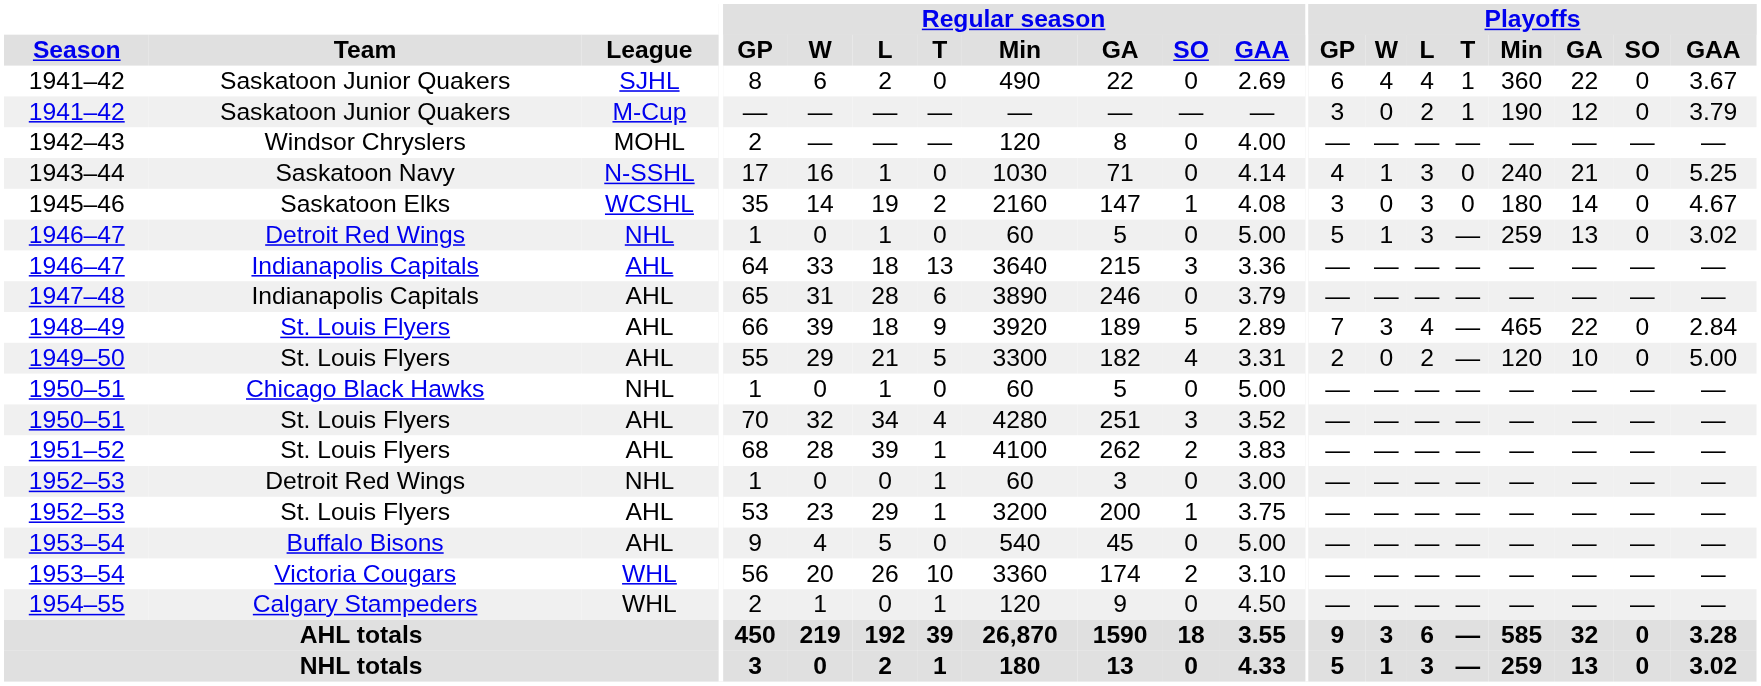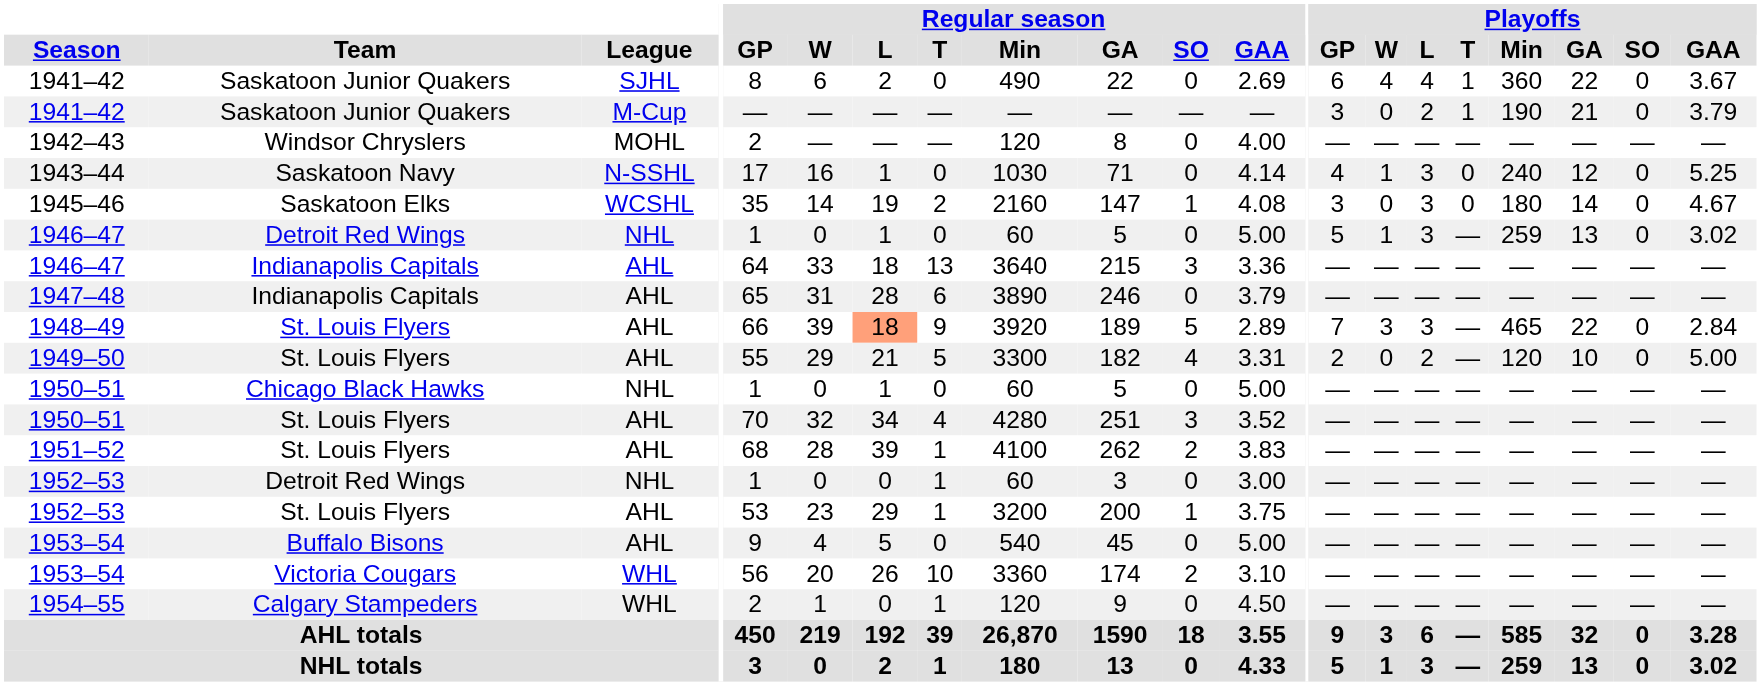(1584, 111) 12 -> (1584, 111) 21
(1584, 173) 21 -> (1584, 173) 12
(885, 327) no background -> (885, 327) lightsalmon background
(1427, 327) 4 -> (1427, 327) 3
